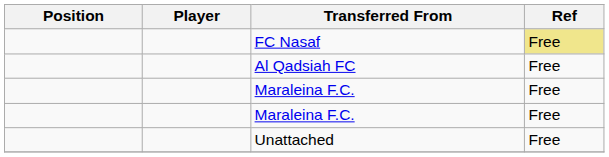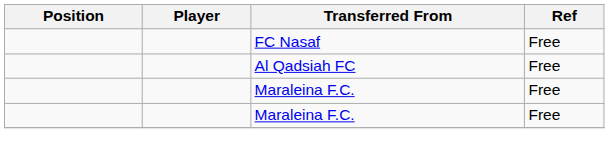(544, 41) khaki background -> (544, 41) no background
- row: (73, 140)
